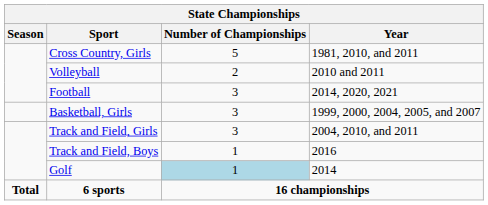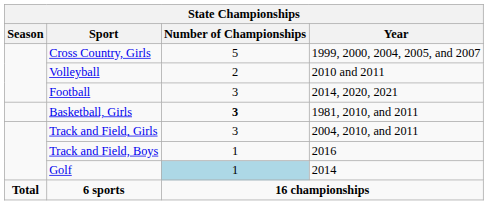(365, 53) 1981, 2010, and 2011 -> (396, 53) 1999, 2000, 2004, 2005, and 2007
(235, 111) normal -> (235, 111) bold
(396, 111) 1999, 2000, 2004, 2005, and 2007 -> (365, 111) 1981, 2010, and 2011
